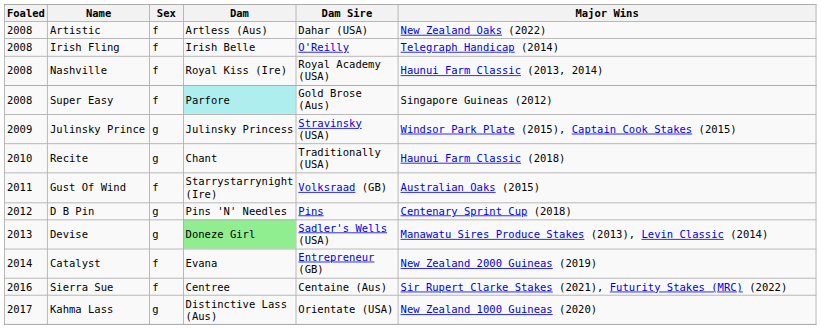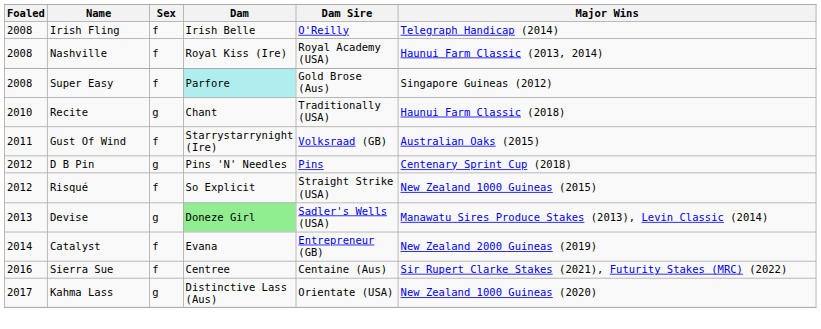- row: (75, 30)
- row: (98, 129)
+ row: (69, 188)
